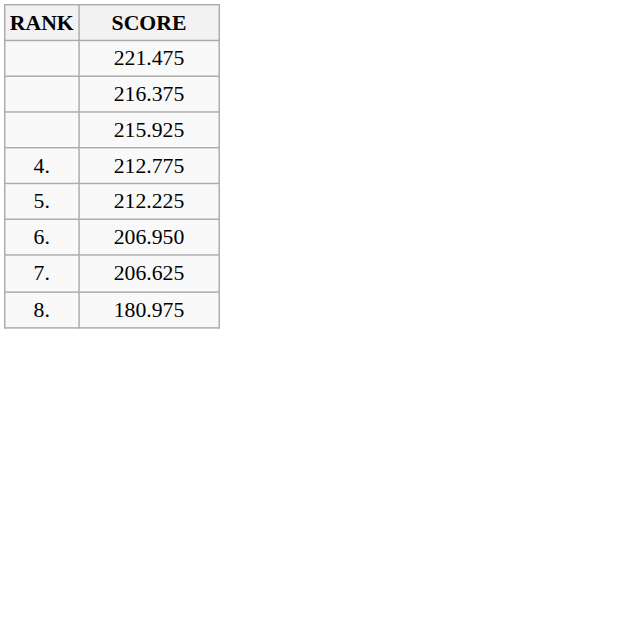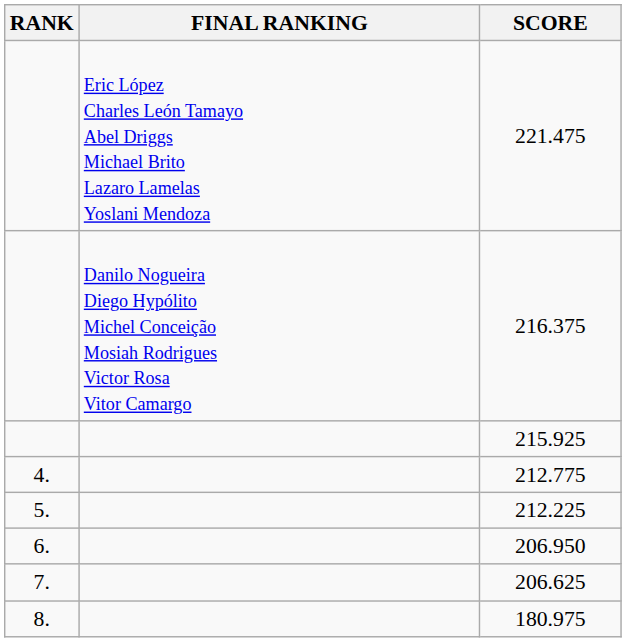+ column: (279, 22)
